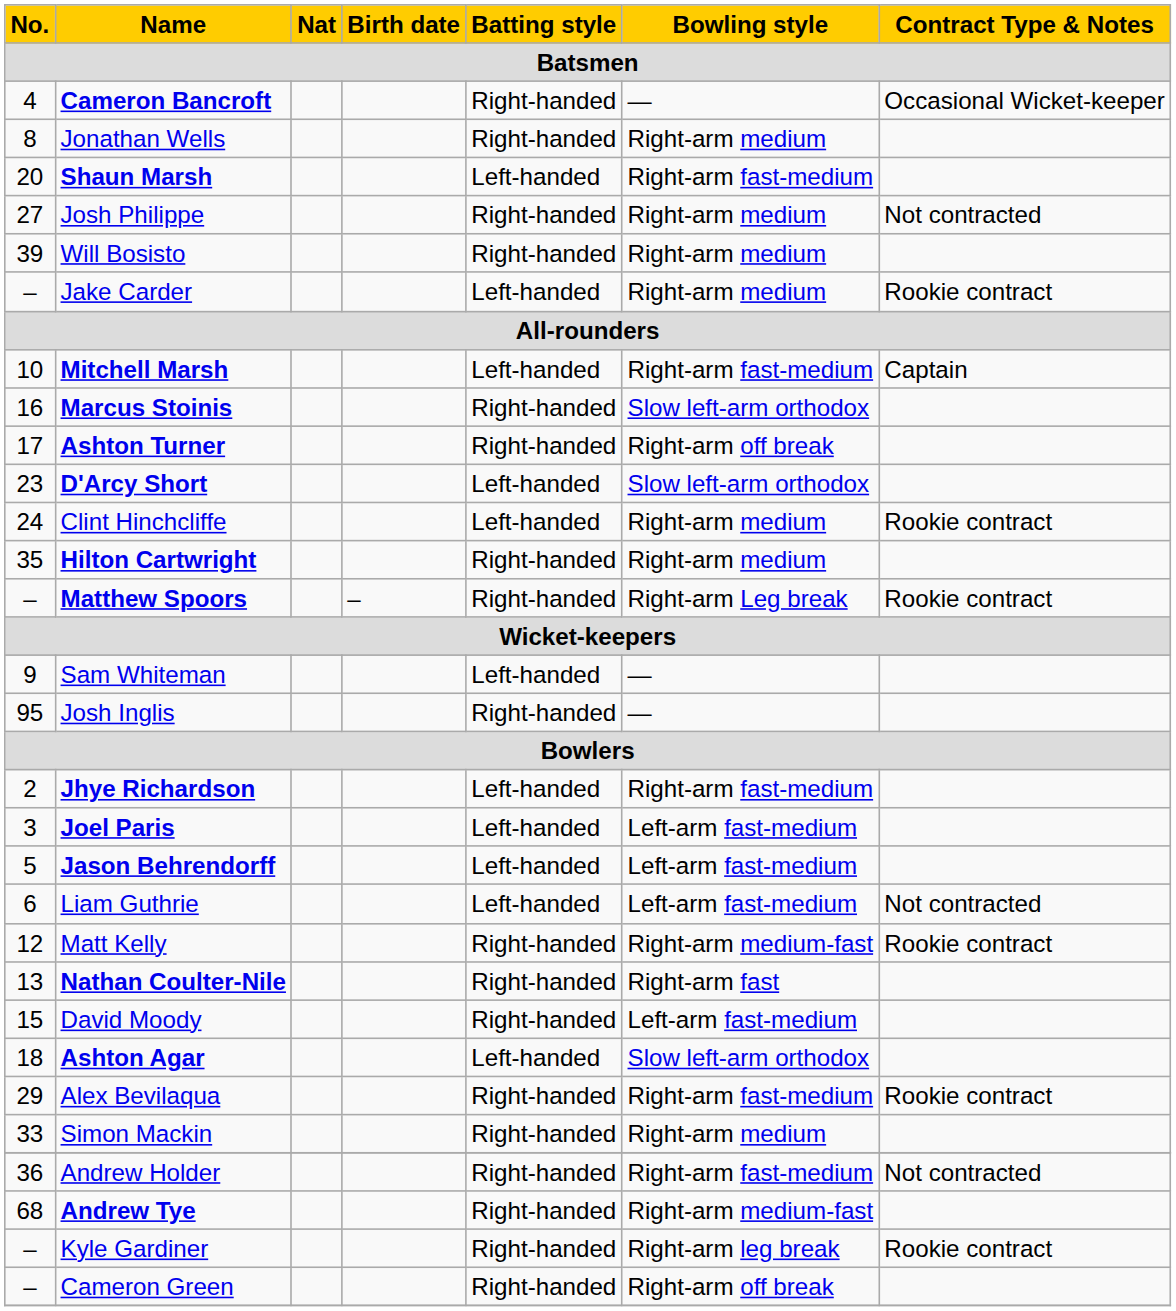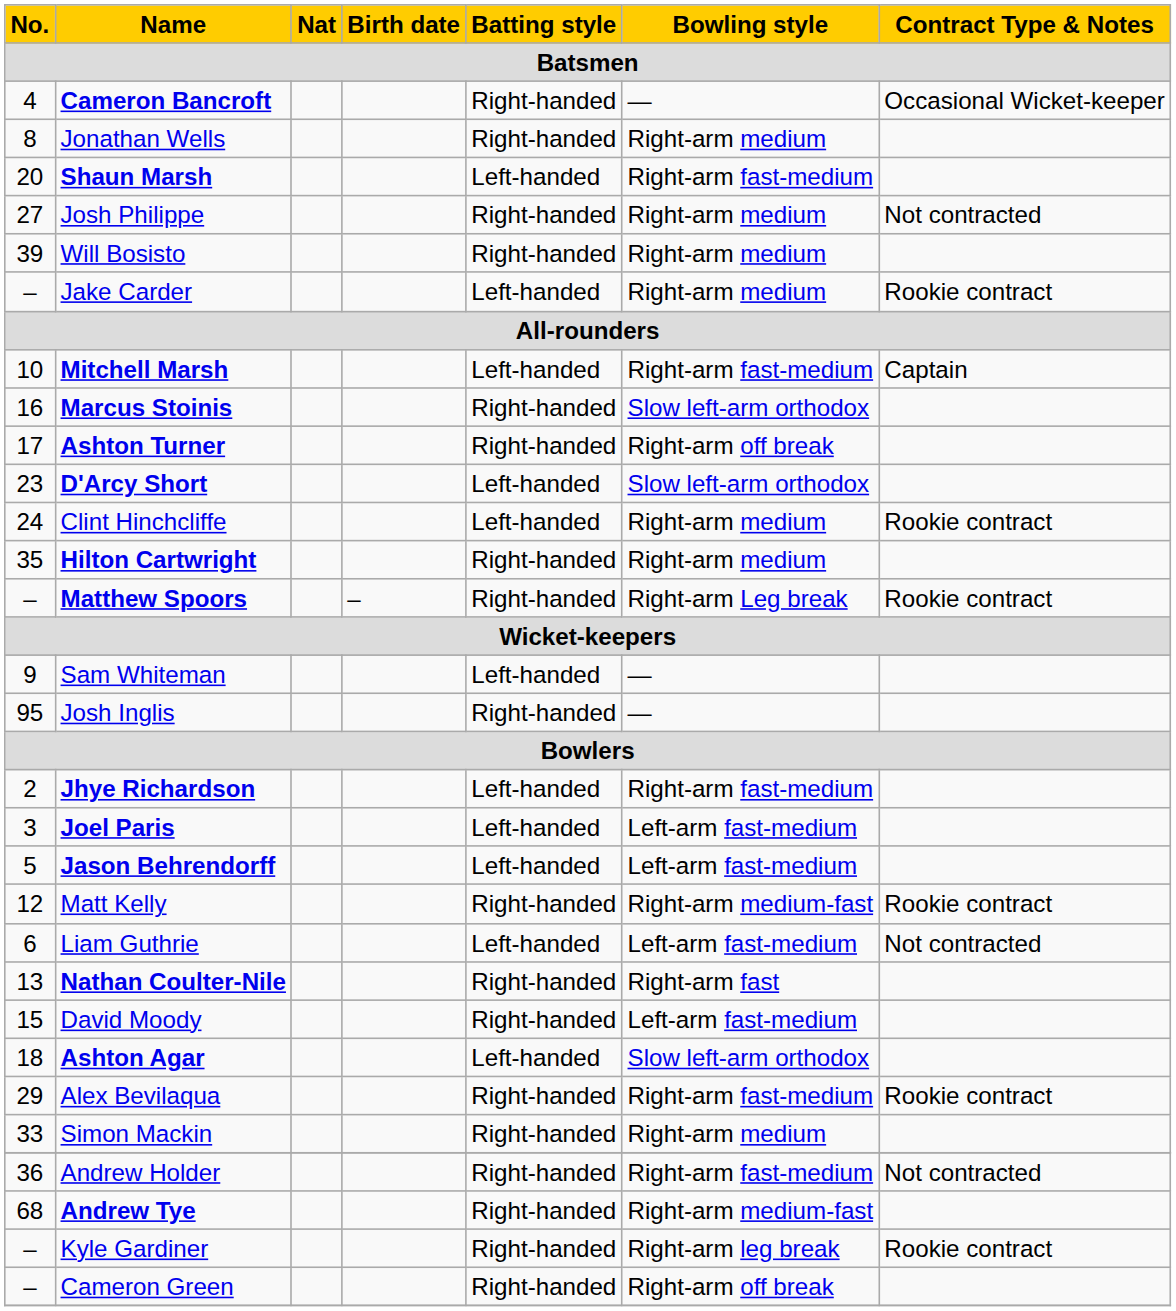rows swapped: (130, 904) <-> (114, 942)
